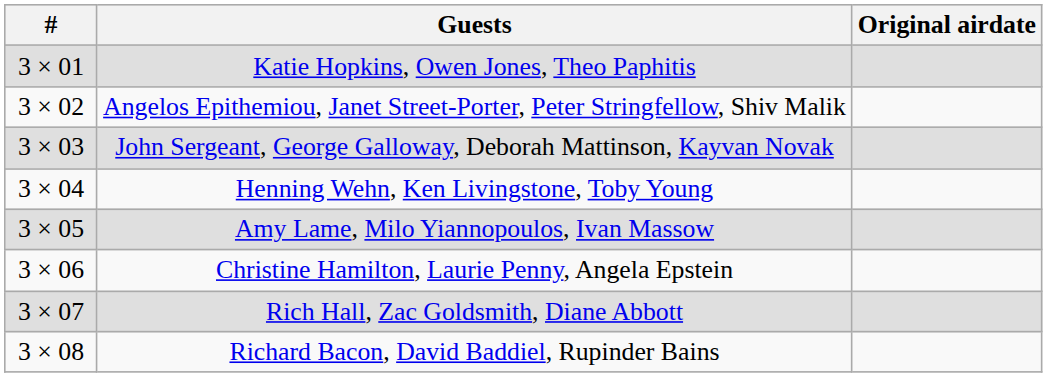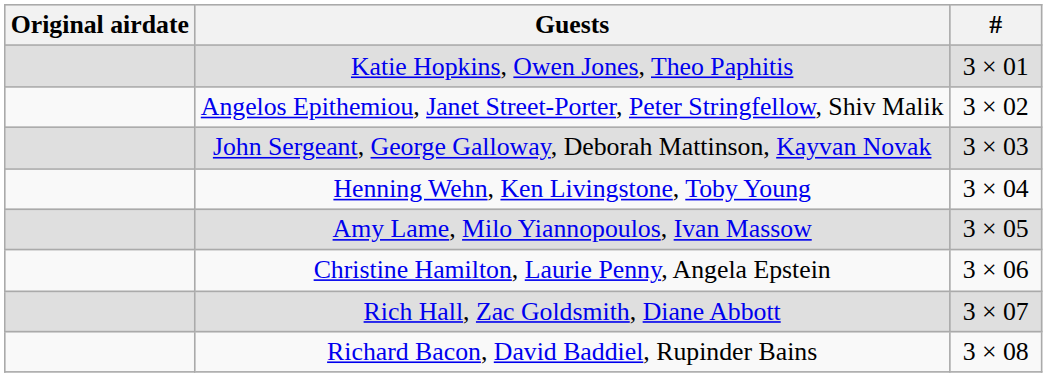columns swapped: (51, 24) <-> (947, 24)
